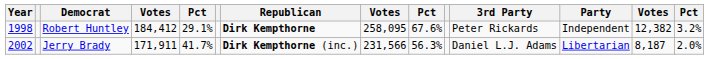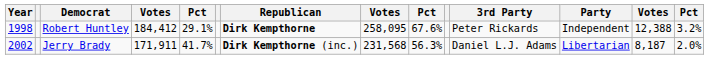(653, 29) 12,382 -> (653, 29) 12,388
(385, 46) 231,566 -> (385, 46) 231,568
